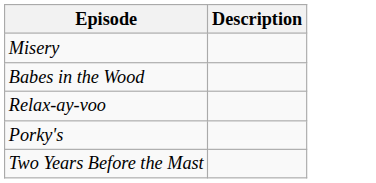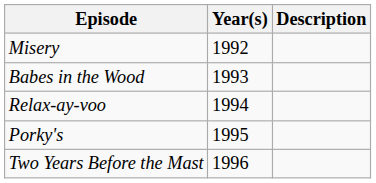+ column: (240, 18)
